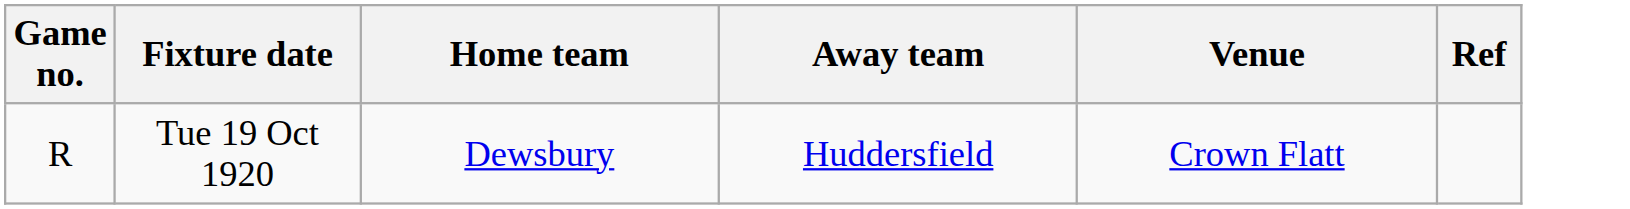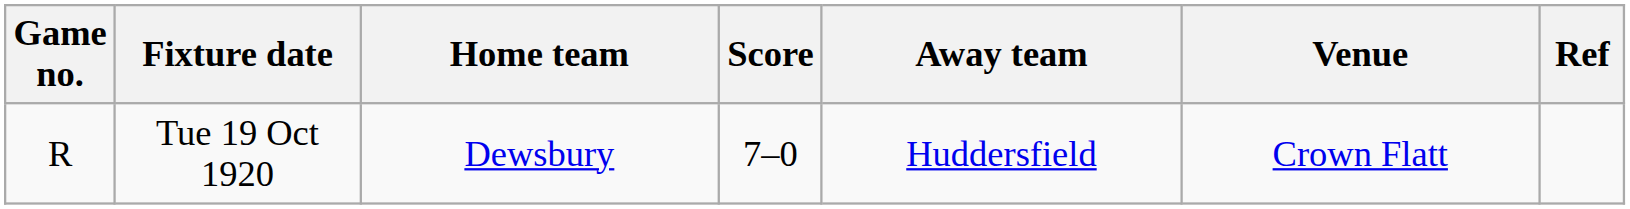+ column: (770, 53)
